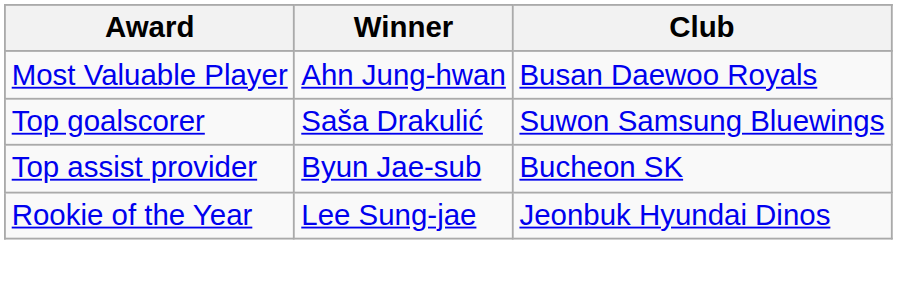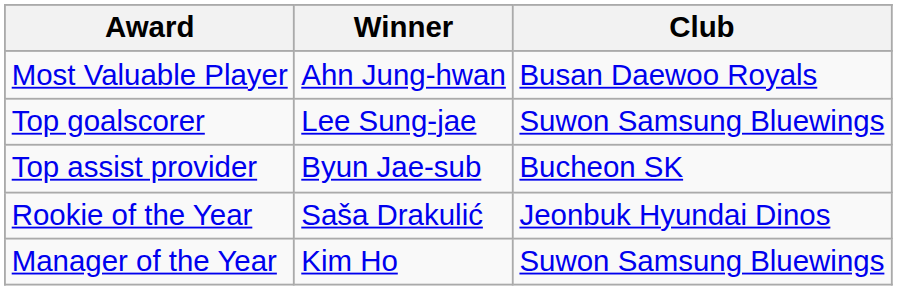(392, 121) Saša Drakulić -> (389, 121) Lee Sung-jae
(389, 214) Lee Sung-jae -> (392, 214) Saša Drakulić
+ row: (144, 261)
